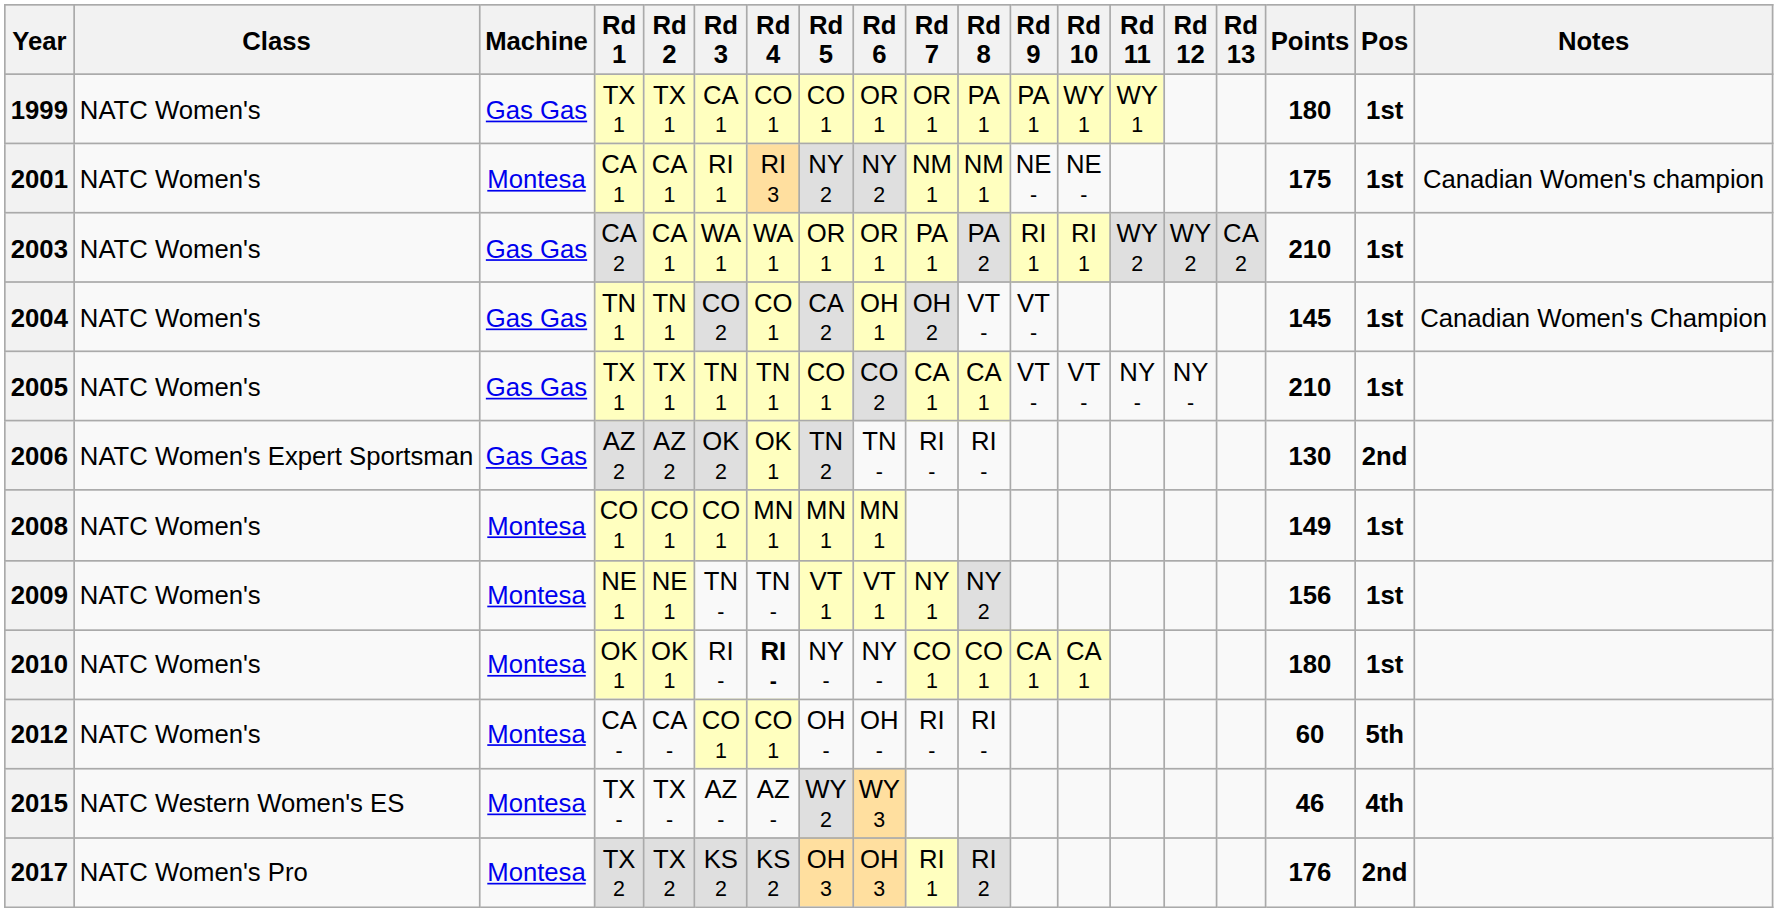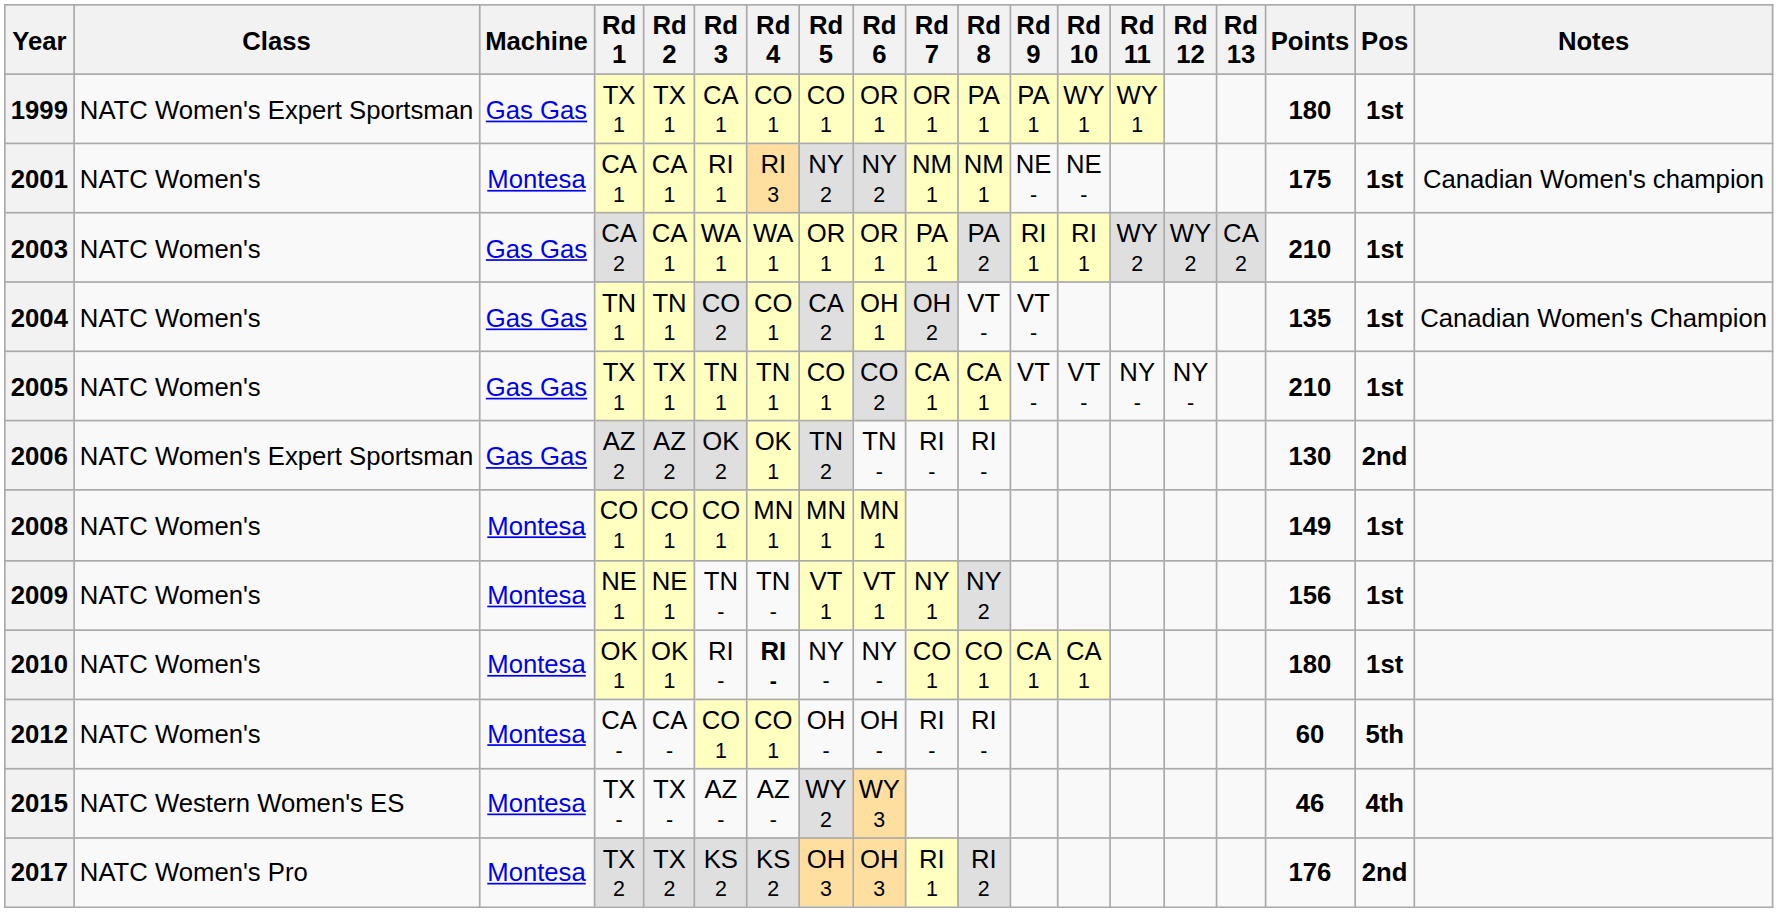(170, 109) NATC Women's -> (277, 109) NATC Women's Expert Sportsman
(1310, 317) 145 -> (1310, 317) 135
